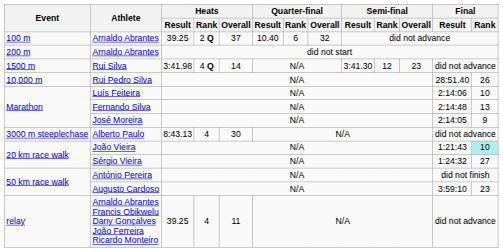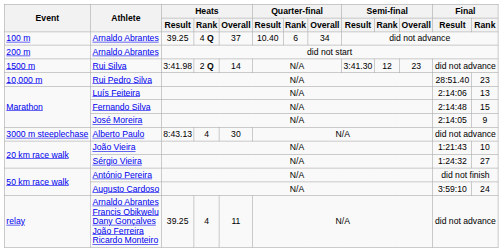(207, 39) 2 Q -> (207, 39) 4 Q
(325, 39) 32 -> (325, 39) 34
(207, 66) 4 Q -> (207, 66) 2 Q
(485, 80) 26 -> (485, 80) 23
(485, 93) 10 -> (485, 93) 13
(485, 107) 13 -> (485, 107) 15
(485, 148) paleturquoise background -> (485, 148) no background
(485, 189) 23 -> (485, 189) 24
